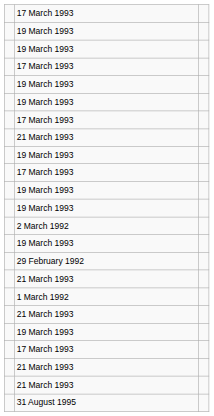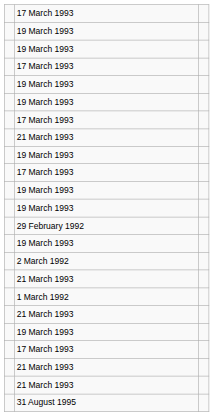rows swapped: (9, 261) <-> (9, 226)
